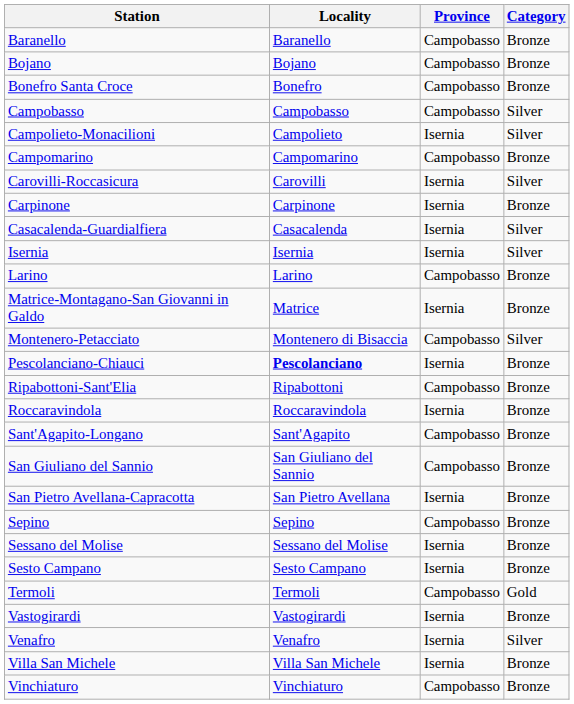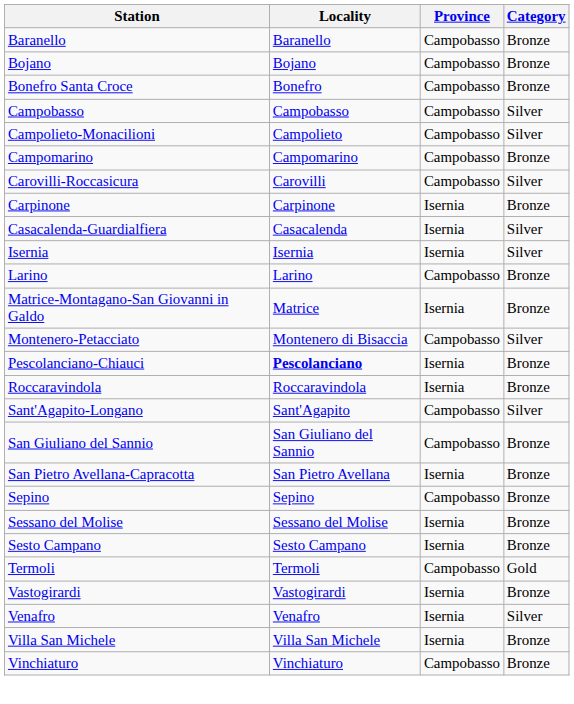(444, 134) Isernia -> (462, 134) Campobasso
(444, 181) Isernia -> (462, 181) Campobasso
- row: (72, 387)
(528, 434) Bronze -> (525, 410) Silver
